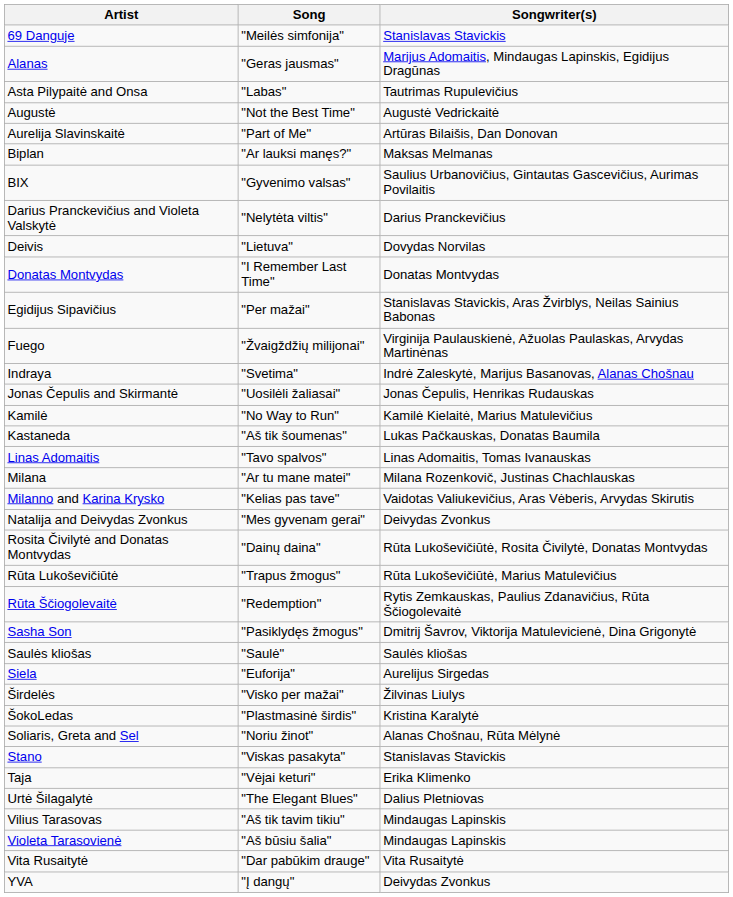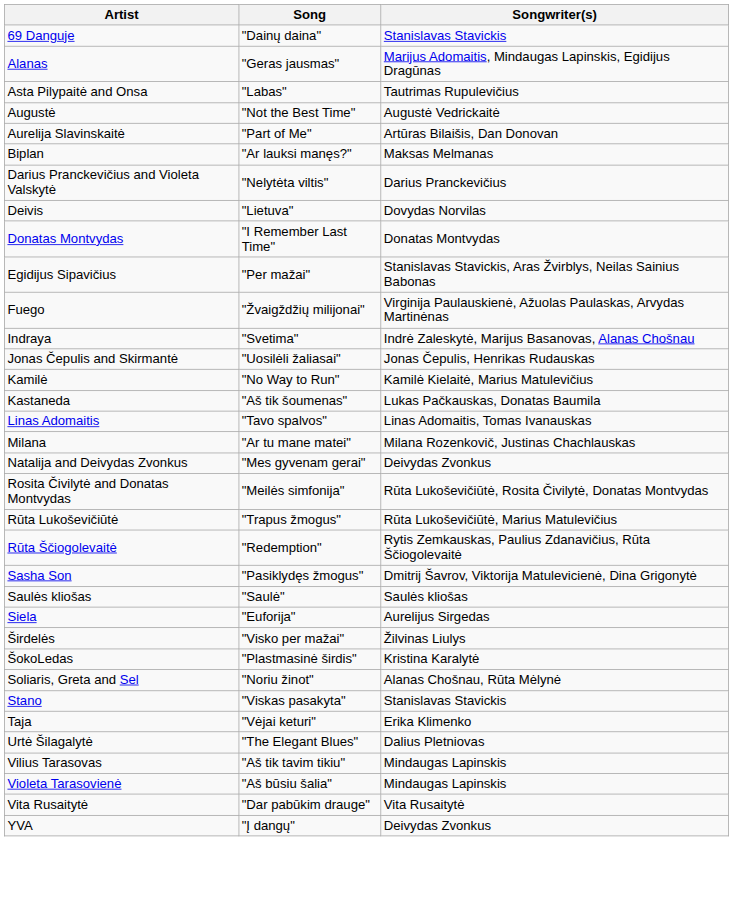(293, 35) "Meilės simfonija" -> (281, 35) "Dainų daina"
- row: (18, 182)
- row: (86, 498)
(281, 547) "Dainų daina" -> (293, 491) "Meilės simfonija"
